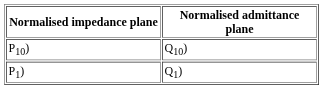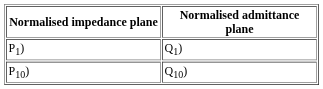rows swapped: (16, 72) <-> (19, 49)
